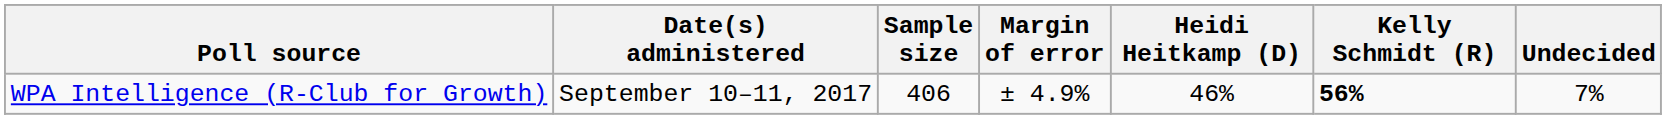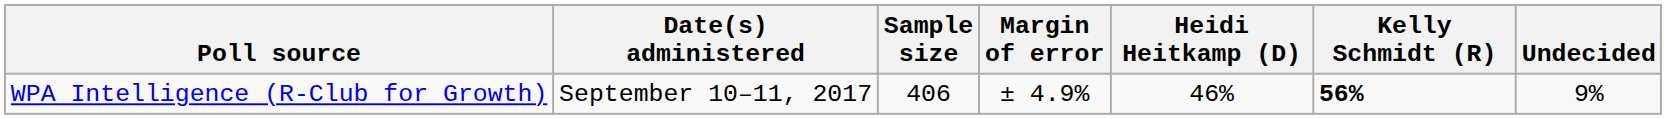(1589, 94) 7% -> (1589, 94) 9%
